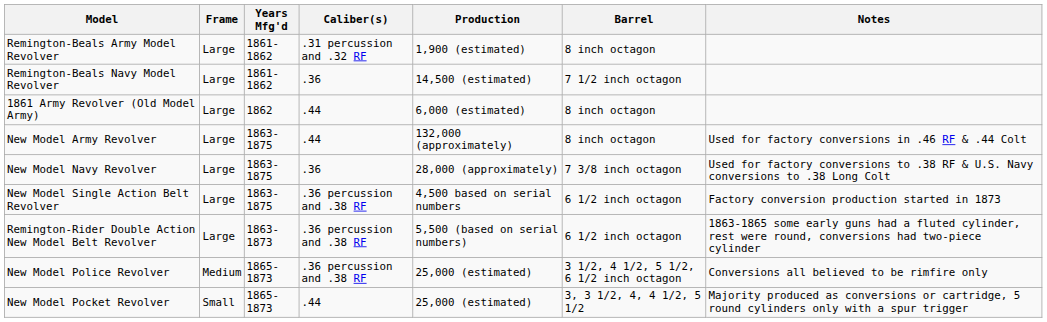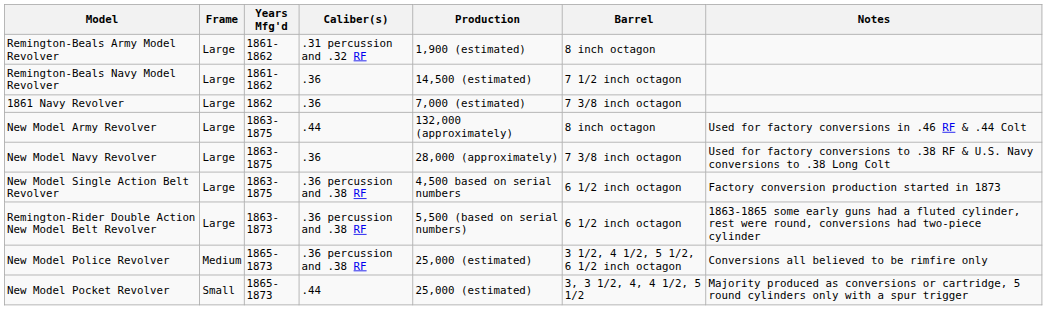- row: (101, 110)
+ row: (65, 103)
